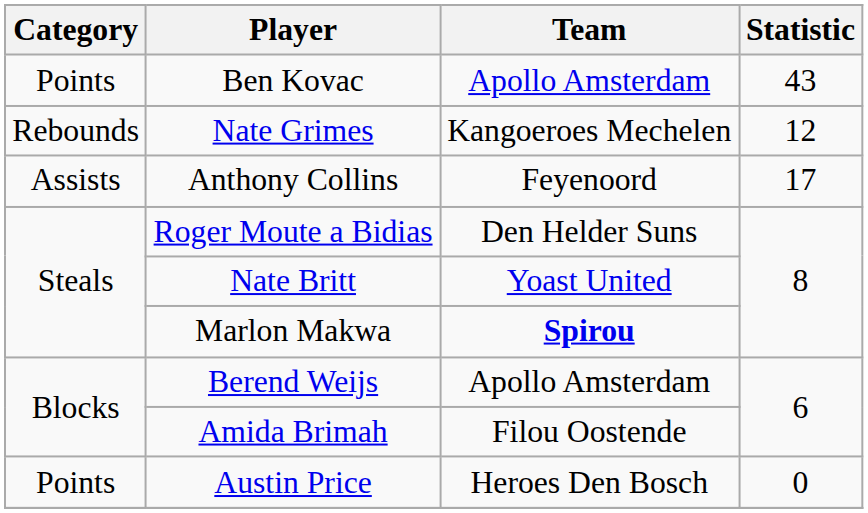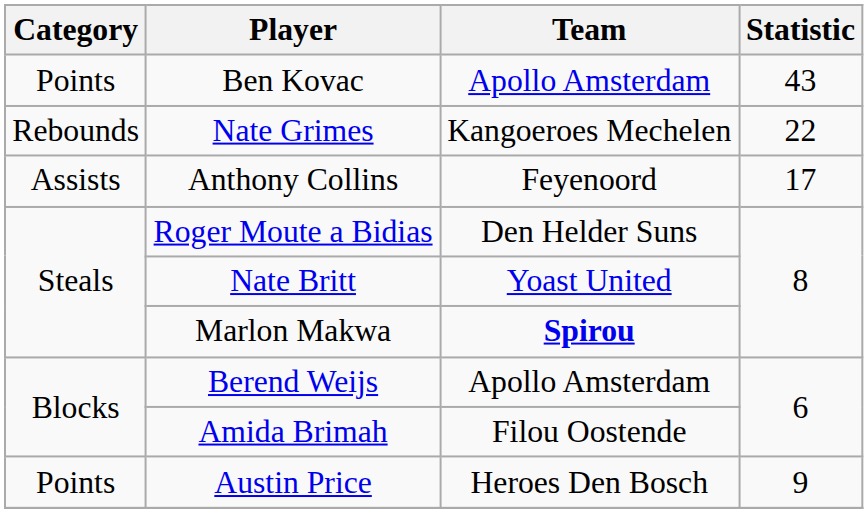(800, 130) 12 -> (800, 130) 22
(800, 481) 0 -> (800, 481) 9
